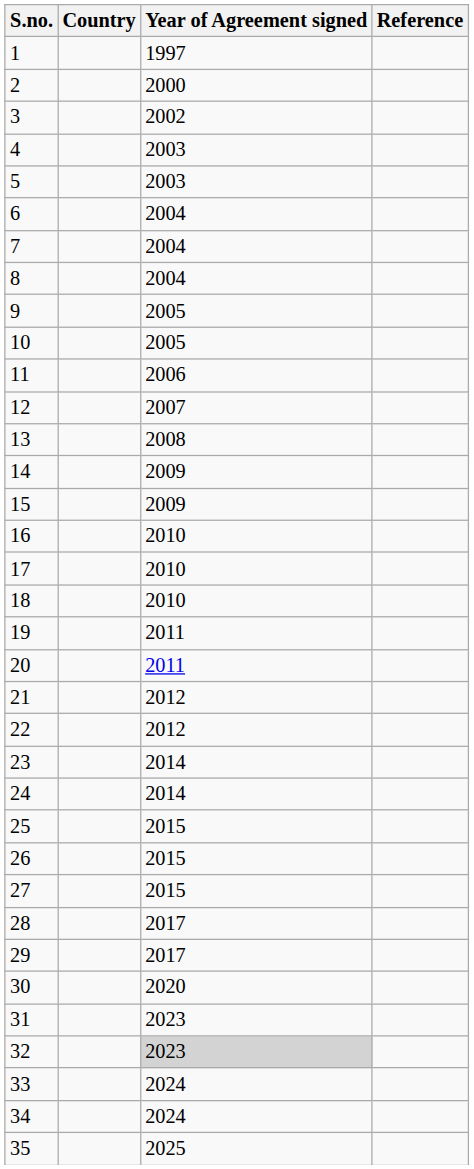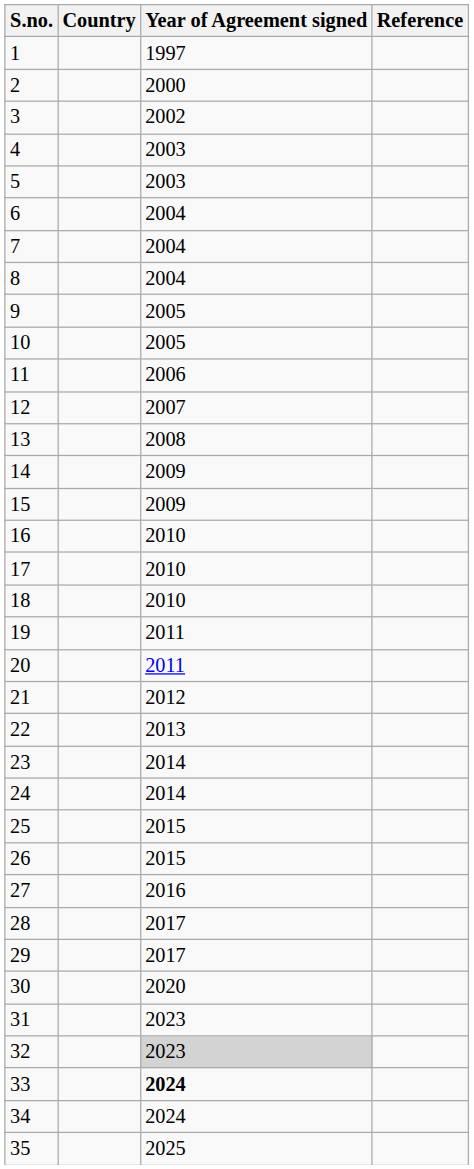(165, 729) 2012 -> (165, 729) 2013
(165, 890) 2015 -> (165, 890) 2016
(165, 1084) normal -> (165, 1084) bold
